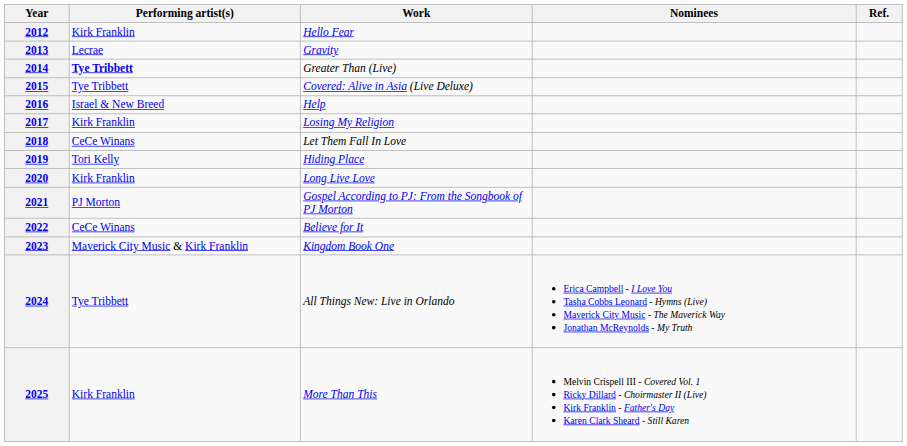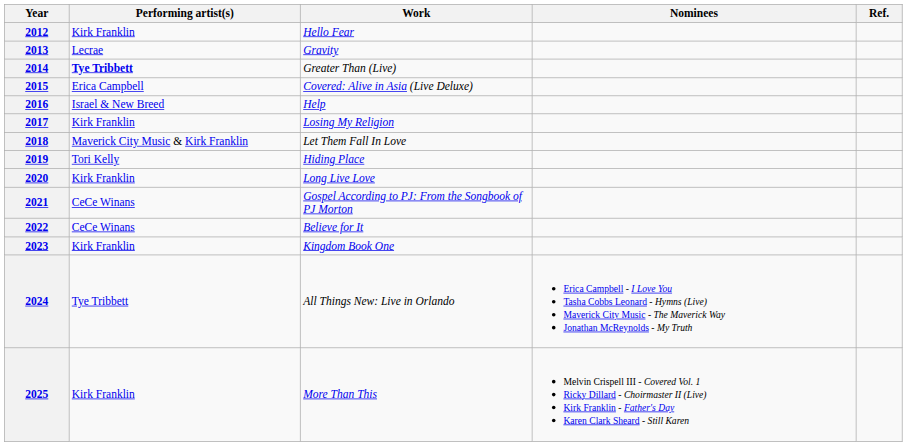(100, 86) Tye Tribbett -> (108, 86) Erica Campbell
(103, 141) CeCe Winans -> (160, 141) Maverick City Music & Kirk Franklin
(96, 202) PJ Morton -> (103, 202) CeCe Winans
(160, 245) Maverick City Music & Kirk Franklin -> (103, 245) Kirk Franklin
